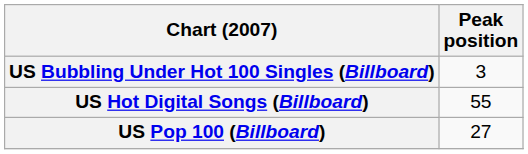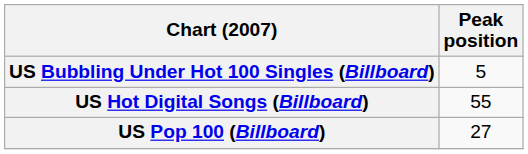(481, 71) 3 -> (481, 71) 5
